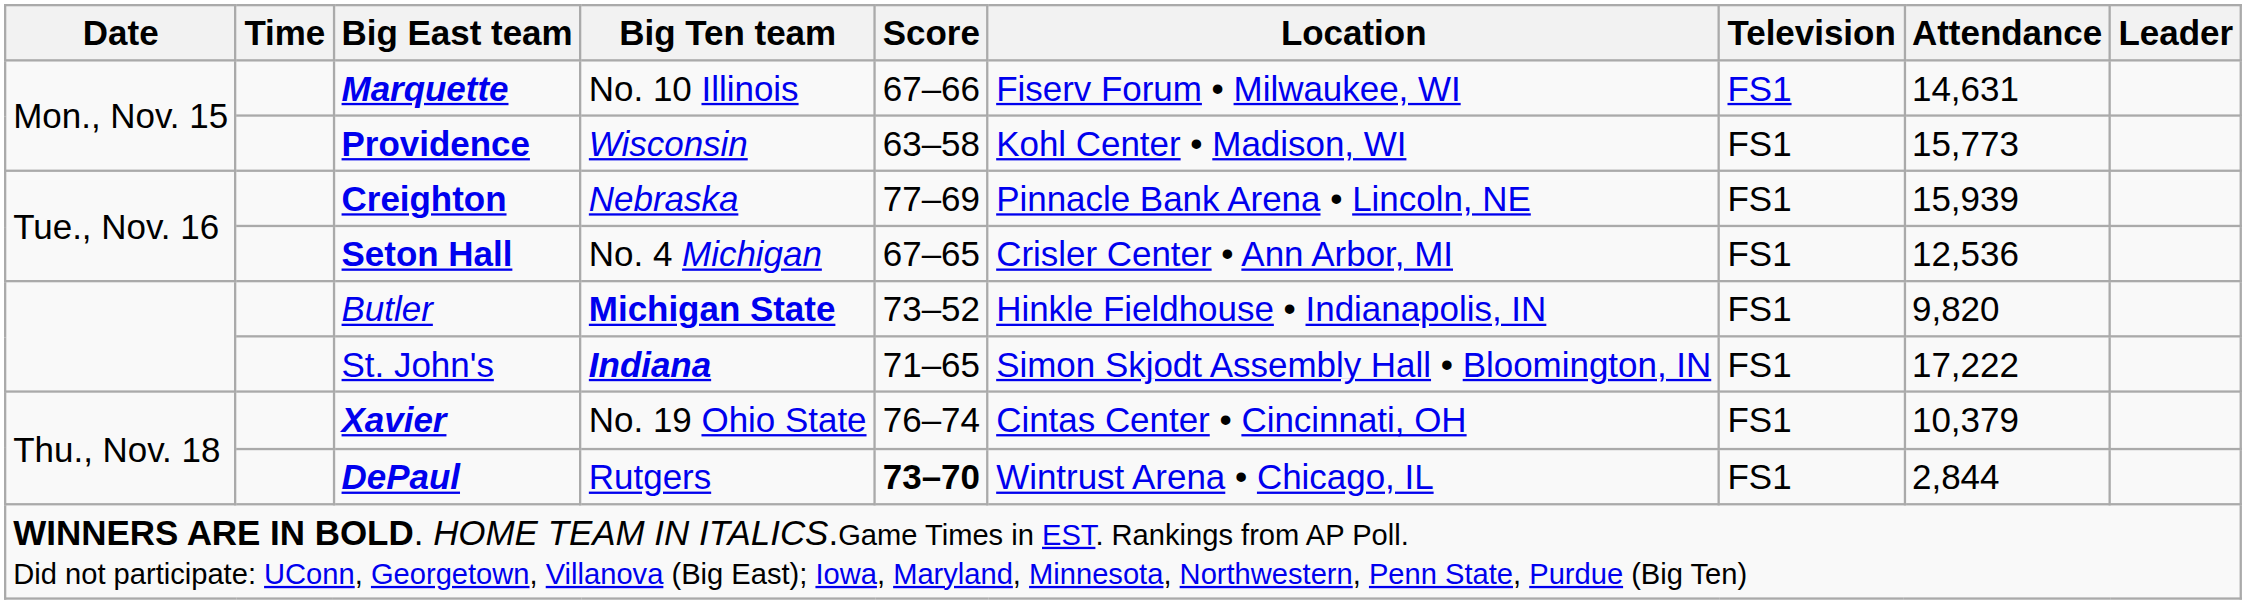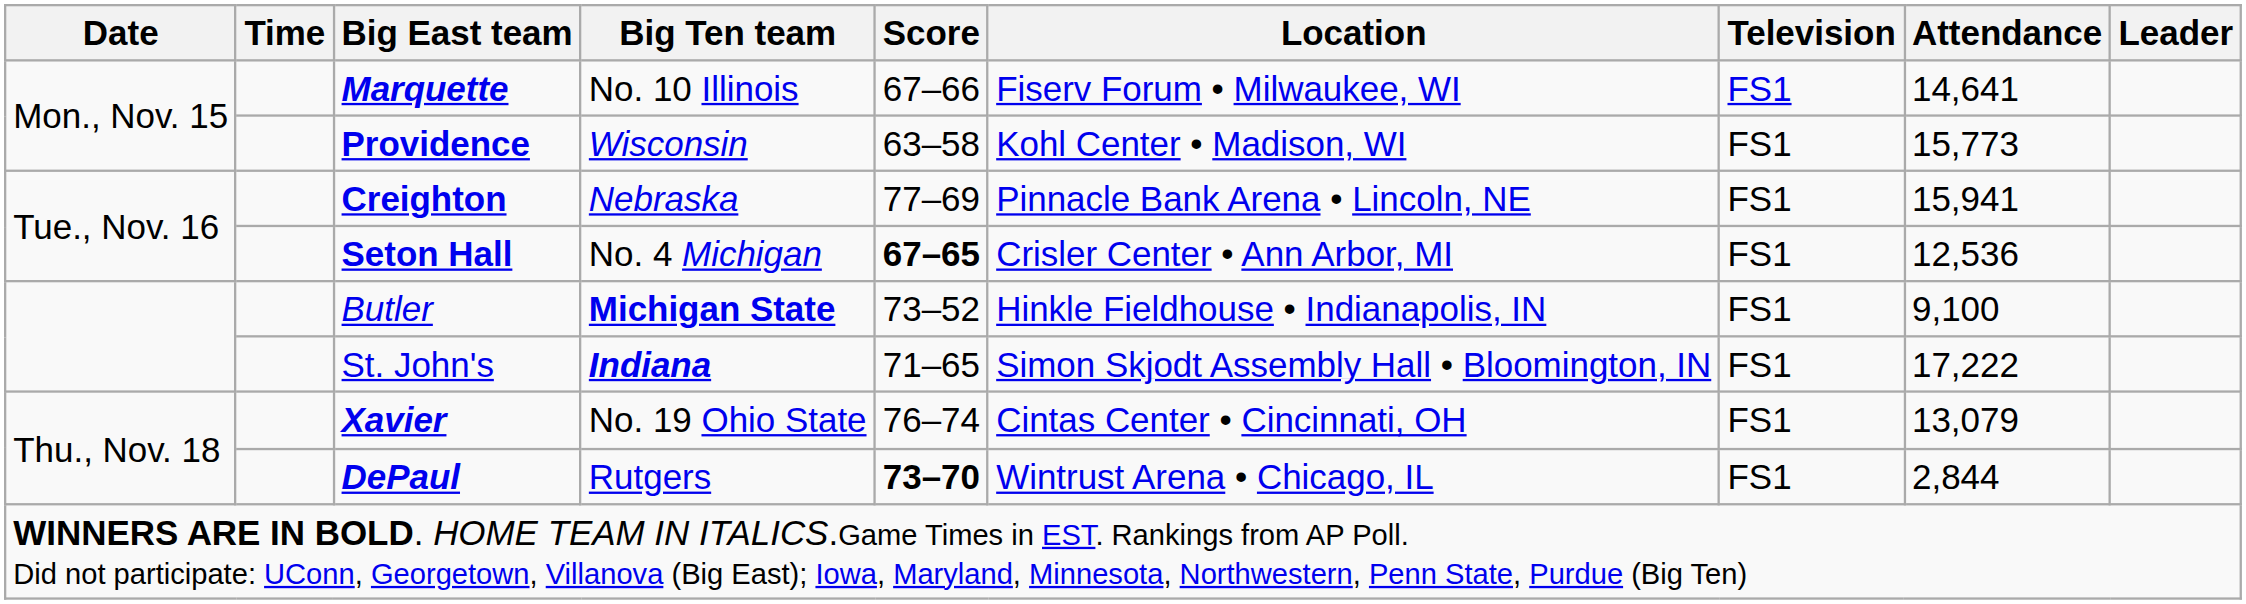(1965, 88) 14,631 -> (1965, 88) 14,641
(1965, 199) 15,939 -> (1965, 199) 15,941
(931, 254) normal -> (931, 254) bold
(1956, 310) 9,820 -> (1956, 310) 9,100
(1965, 420) 10,379 -> (1965, 420) 13,079
